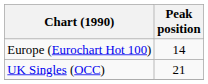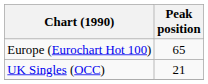(179, 49) 14 -> (179, 49) 65
